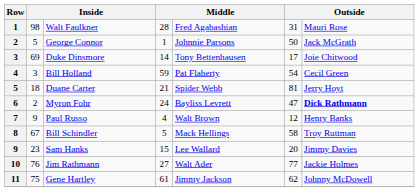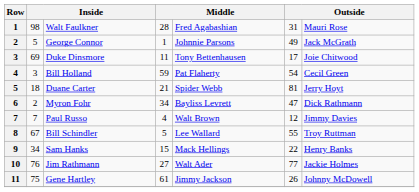(293, 42) 50 -> (293, 42) 49
(164, 58) 14 -> (164, 58) 11
(164, 103) 24 -> (164, 103) 34
(335, 103) bold -> (333, 103) normal
(35, 118) 9 -> (35, 118) 7
(328, 118) Henry Banks -> (331, 118) Jimmy Davies
(202, 134) Mack Hellings -> (197, 134) Lee Wallard
(293, 134) 58 -> (293, 134) 55
(35, 149) 23 -> (35, 149) 34
(197, 149) Lee Wallard -> (202, 149) Mack Hellings
(293, 149) 20 -> (293, 149) 22
(331, 149) Jimmy Davies -> (328, 149) Henry Banks
(293, 179) 62 -> (293, 179) 26
